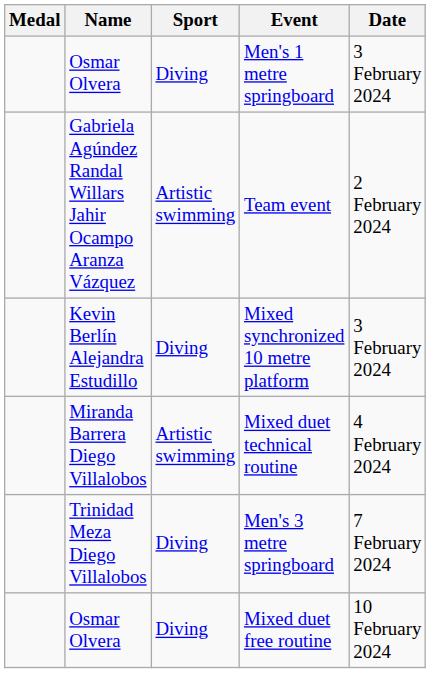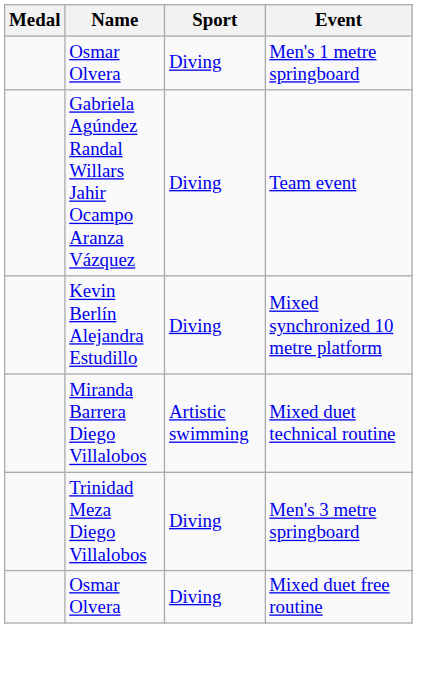- column: (387, 20)
(195, 205) Artistic swimming -> (195, 182) Diving
